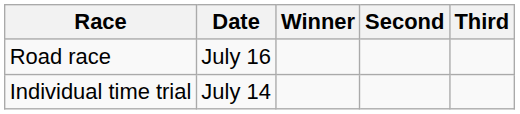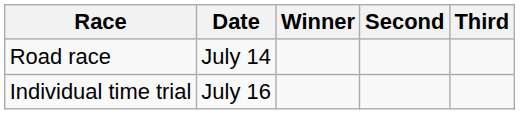(236, 56) July 16 -> (236, 56) July 14
(236, 91) July 14 -> (236, 91) July 16
